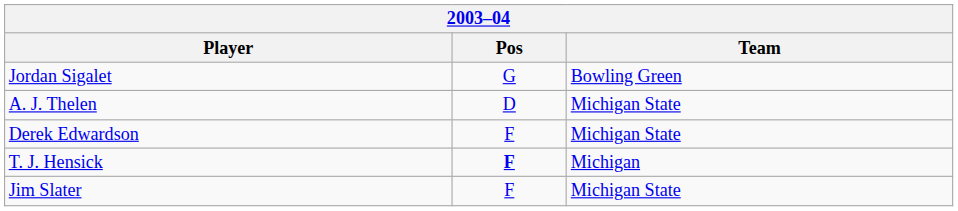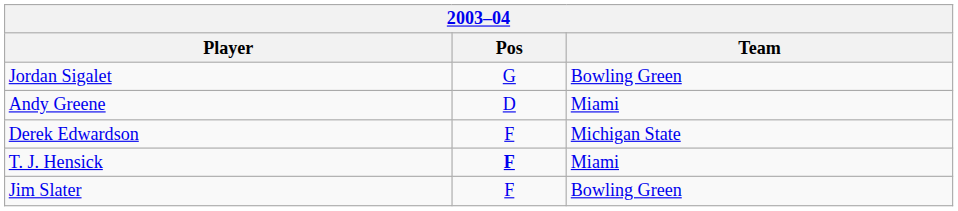+ row: (57, 104)
- row: (53, 104)
(605, 162) Michigan -> (595, 162) Miami
(626, 190) Michigan State -> (626, 190) Bowling Green
